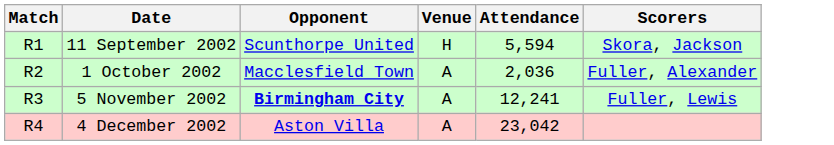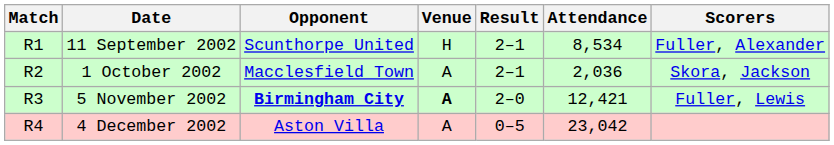+ column: (510, 18)
(530, 45) 5,594 -> (597, 45) 8,534
(672, 45) Skora, Jackson -> (740, 45) Fuller, Alexander
(672, 72) Fuller, Alexander -> (740, 72) Skora, Jackson
(447, 100) normal -> (447, 100) bold
(530, 100) 12,241 -> (597, 100) 12,421
